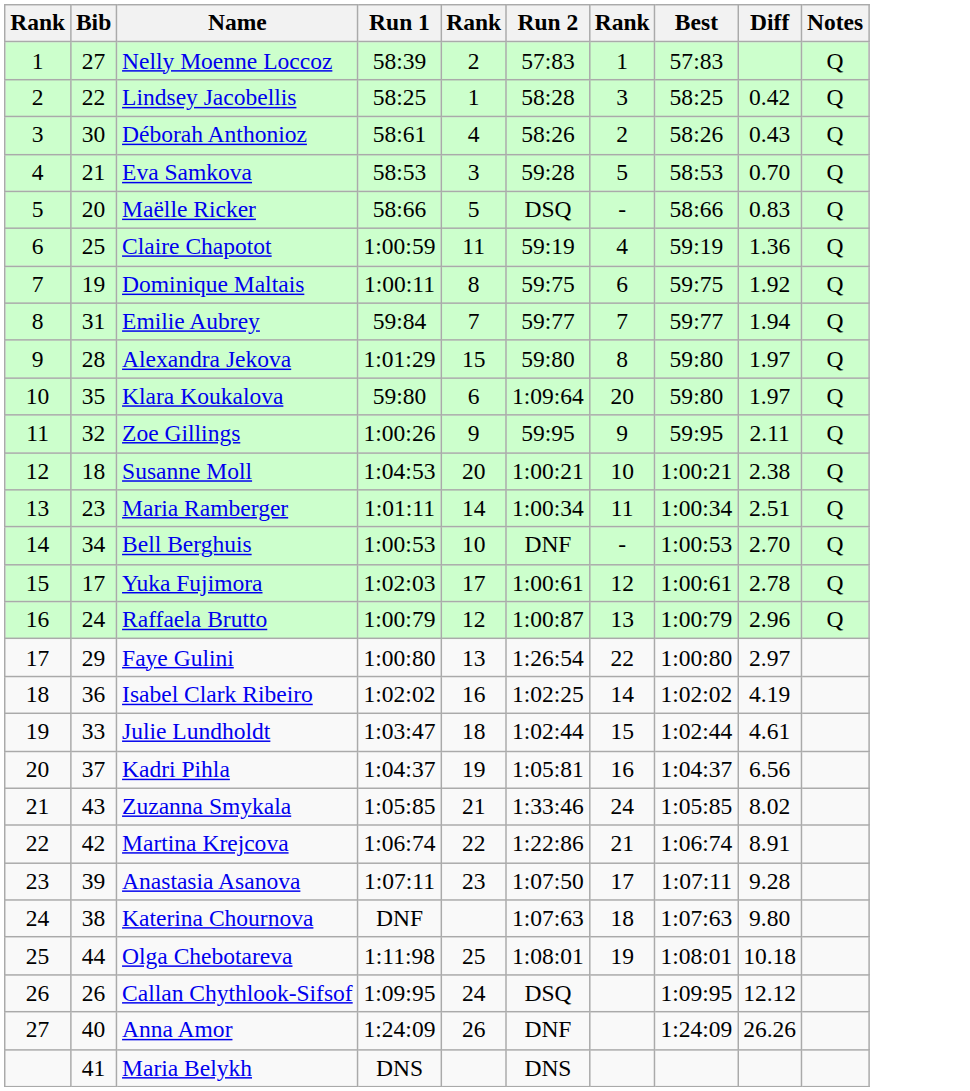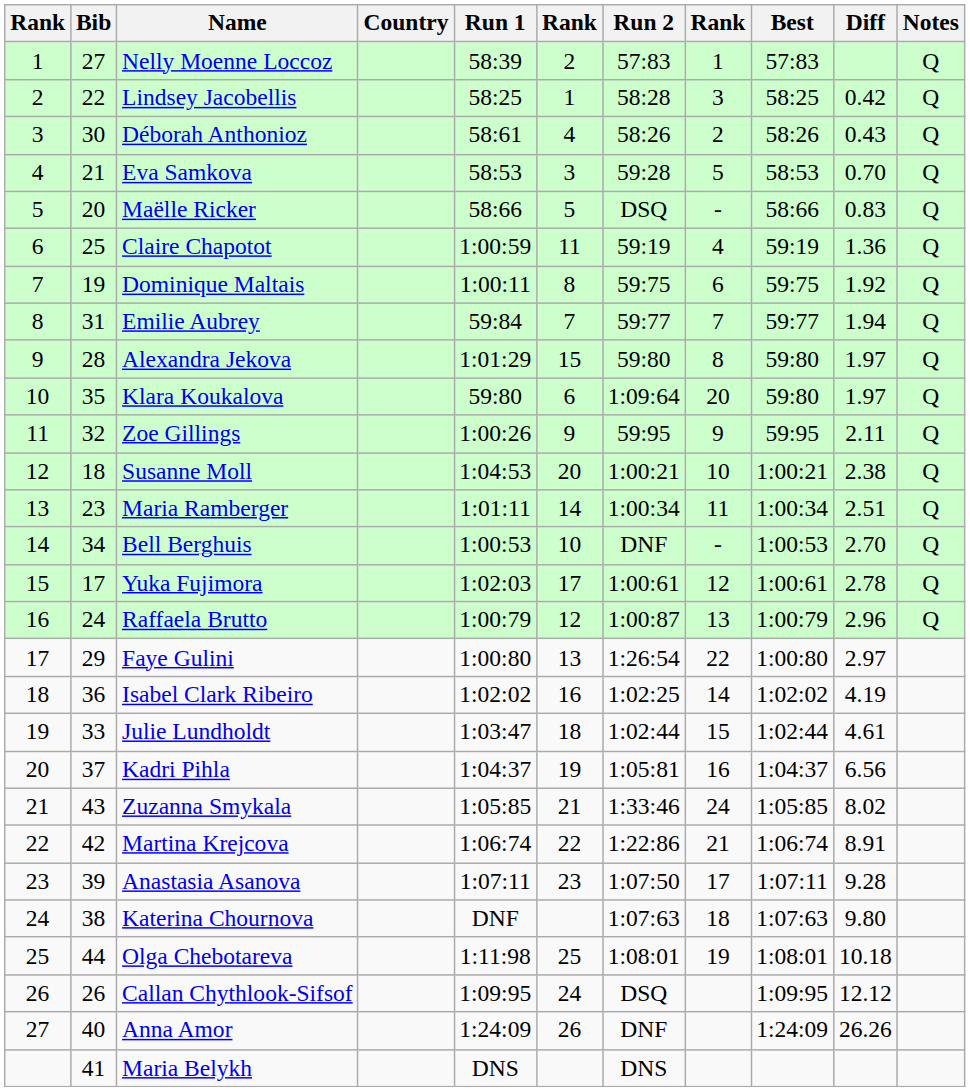+ column: (406, 23)
